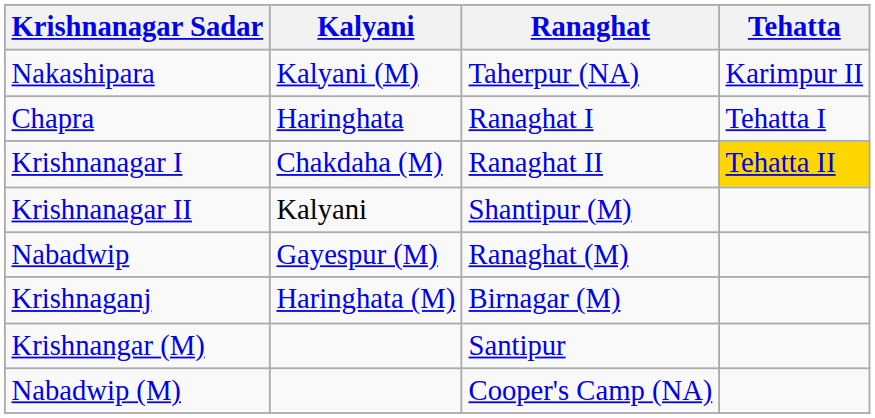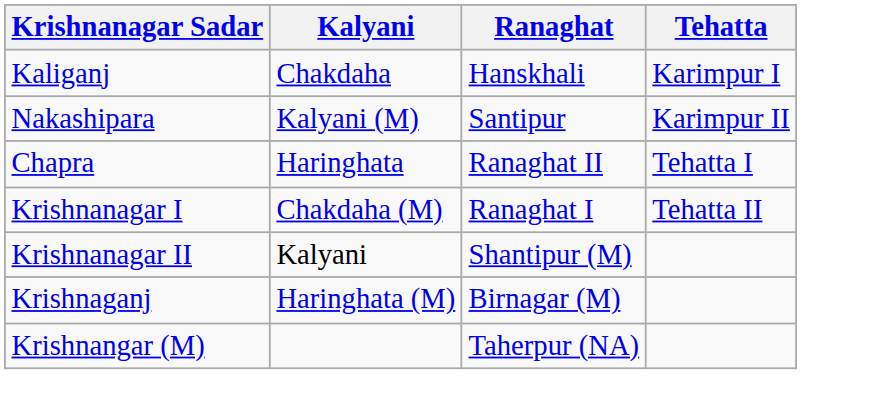+ row: (61, 72)
(554, 72) Taherpur (NA) -> (517, 118) Santipur
(531, 118) Ranaghat I -> (536, 163) Ranaghat II
(536, 163) Ranaghat II -> (531, 208) Ranaghat I
(781, 163) gold background -> (707, 208) no background
- row: (70, 254)
(517, 345) Santipur -> (554, 345) Taherpur (NA)
- row: (96, 390)
